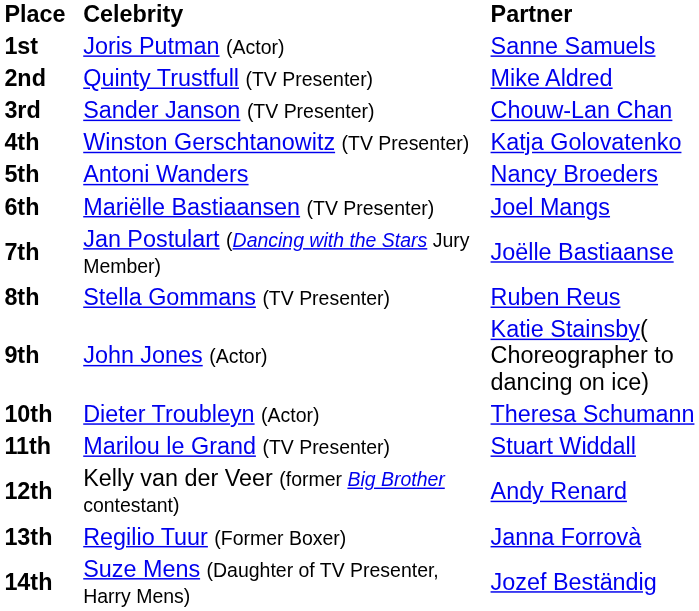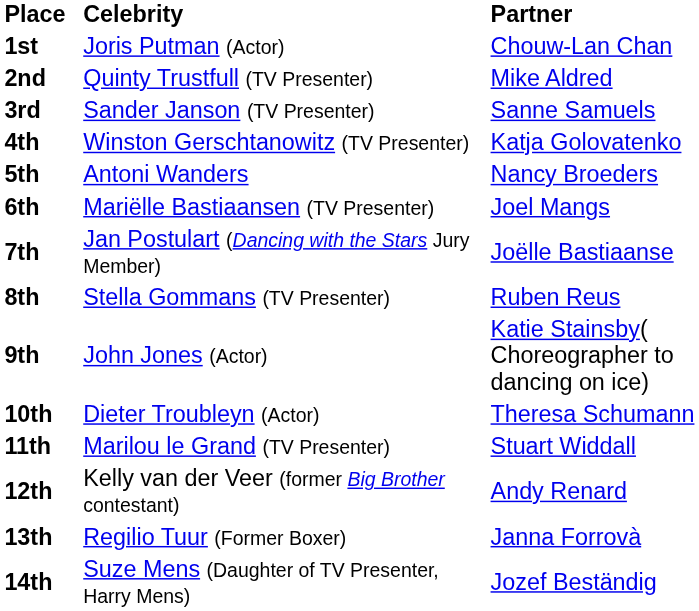(573, 46) Sanne Samuels -> (581, 46) Chouw-Lan Chan
(581, 110) Chouw-Lan Chan -> (573, 110) Sanne Samuels
